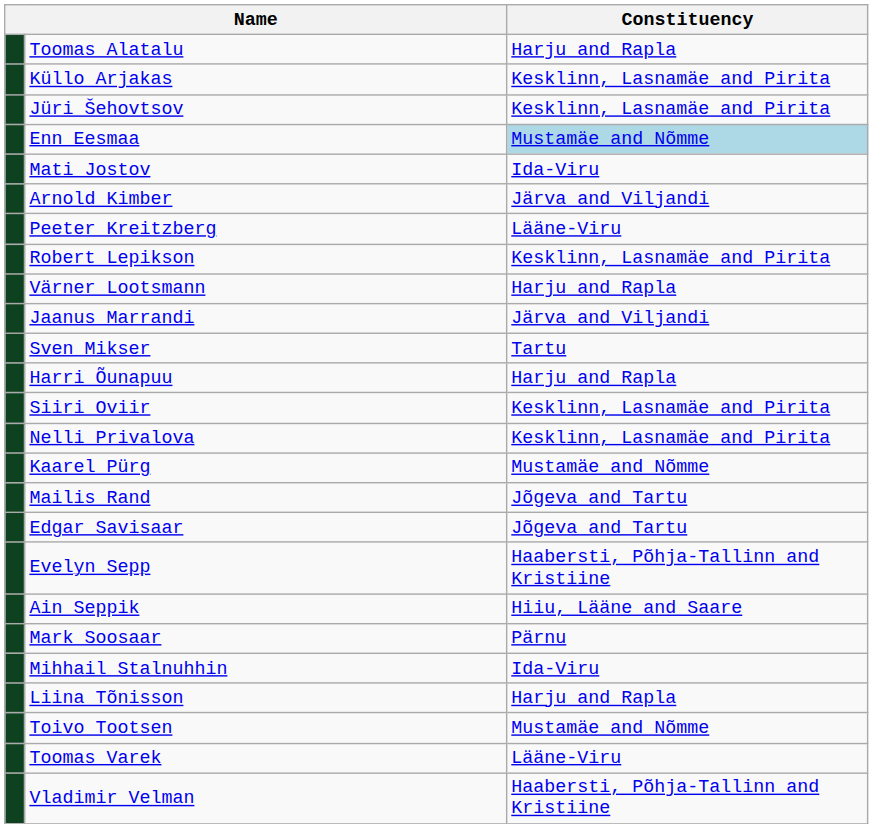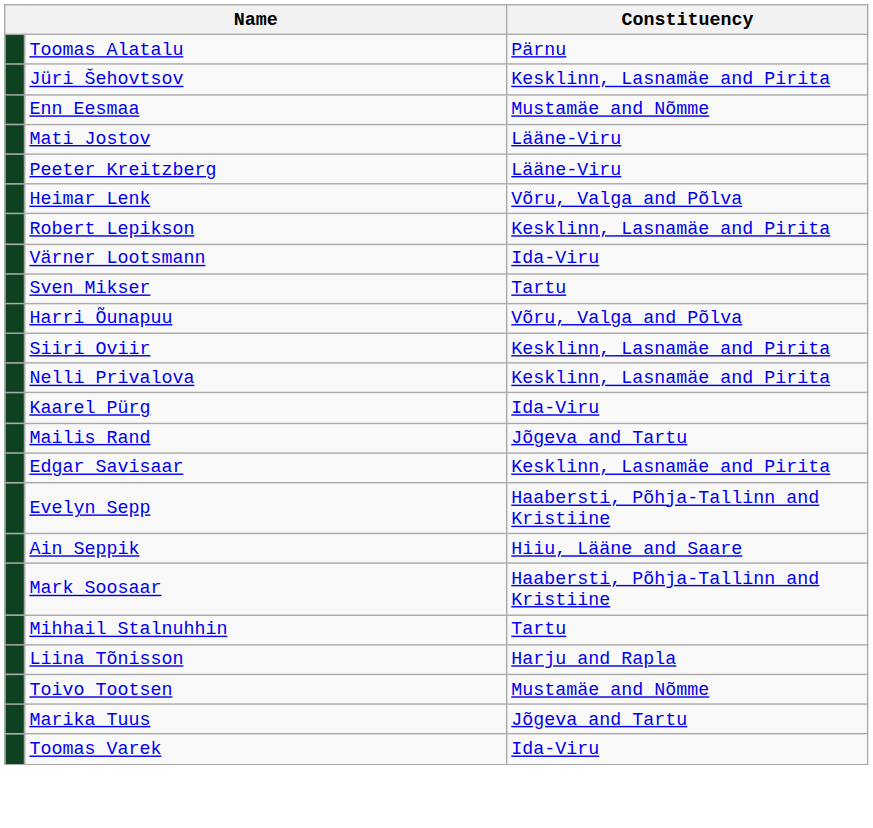(594, 50) Harju and Rapla -> (539, 50) Pärnu
- row: (101, 79)
(610, 139) lightblue background -> (610, 109) no background
(555, 169) Ida-Viru -> (566, 139) Lääne-Viru
- row: (101, 199)
+ row: (90, 199)
(594, 289) Harju and Rapla -> (555, 259) Ida-Viru
- row: (112, 318)
(594, 378) Harju and Rapla -> (627, 318) Võru, Valga and Põlva
(610, 468) Mustamäe and Nõmme -> (555, 408) Ida-Viru
(599, 528) Jõgeva and Tartu -> (671, 468) Kesklinn, Lasnamäe and Pirita
(539, 638) Pärnu -> (665, 589) Haabersti, Põhja-Tallinn and Kristiine
(555, 668) Ida-Viru -> (539, 630) Tartu
+ row: (90, 719)
(566, 758) Lääne-Viru -> (555, 749) Ida-Viru
- row: (112, 798)
